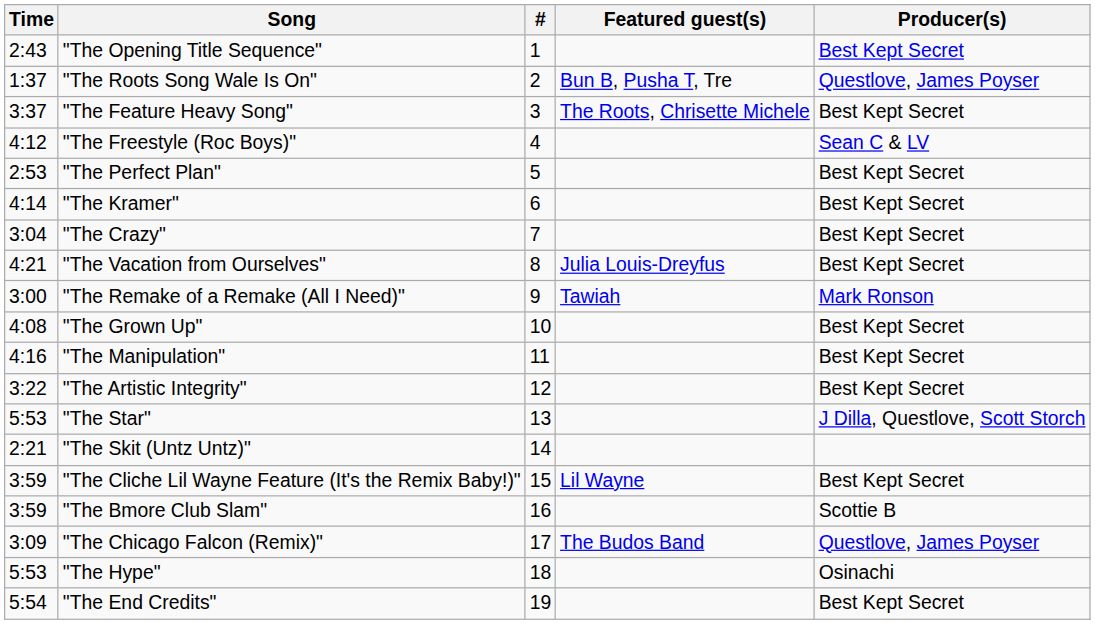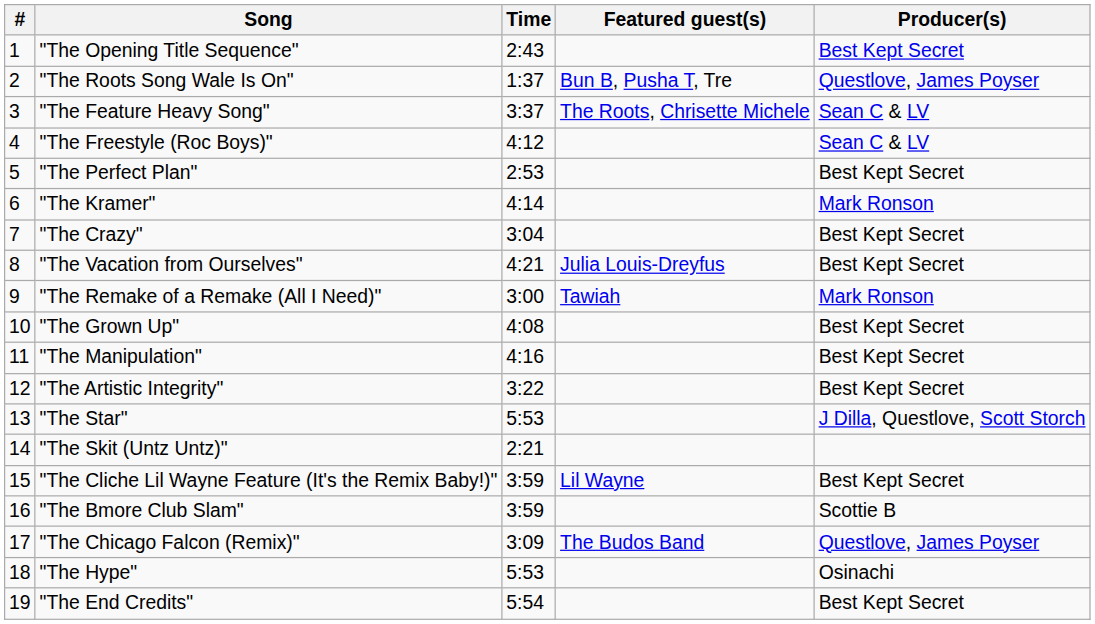columns swapped: (540, 19) <-> (31, 19)
(891, 111) Best Kept Secret -> (874, 111) Sean C & LV
(891, 204) Best Kept Secret -> (876, 204) Mark Ronson
